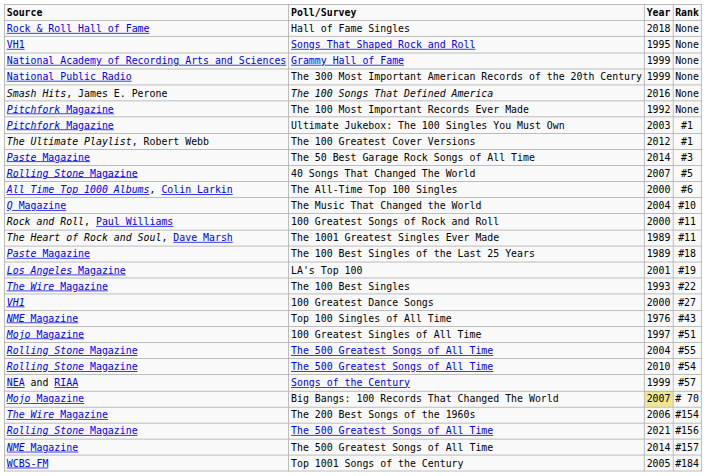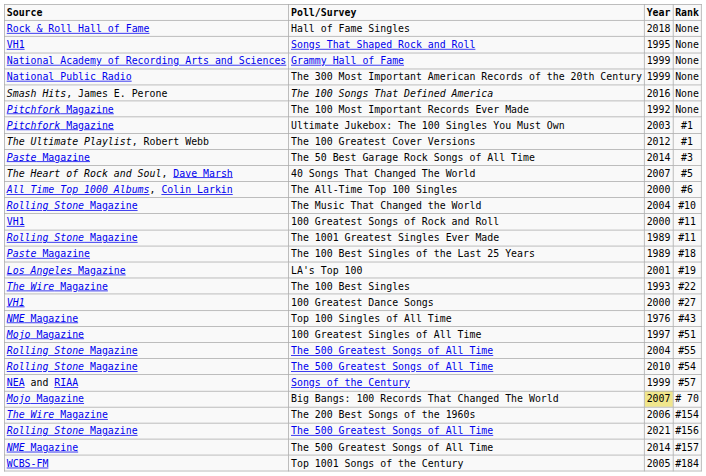(72, 173) Rolling Stone Magazine -> (120, 173) The Heart of Rock and Soul, Dave Marsh
(36, 206) Q Magazine -> (72, 206) Rolling Stone Magazine
(90, 222) Rock and Roll, Paul Williams -> (16, 222) VH1
(120, 238) The Heart of Rock and Soul, Dave Marsh -> (72, 238) Rolling Stone Magazine
